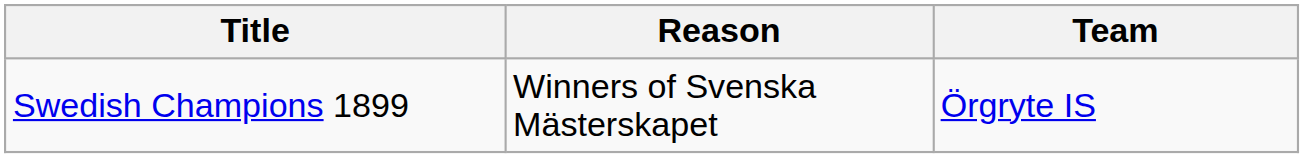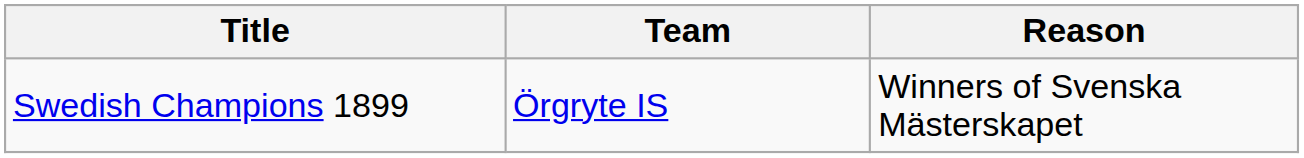columns swapped: (1115, 31) <-> (719, 31)
